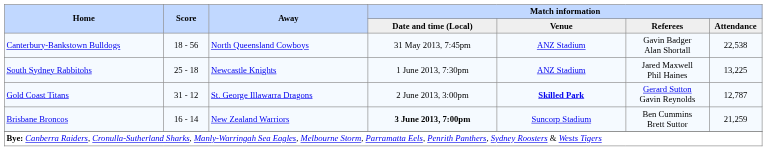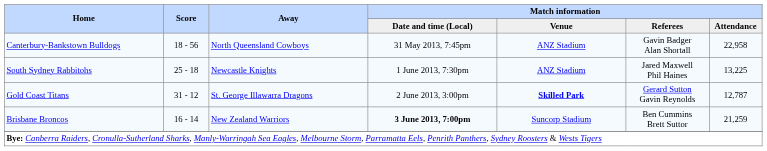(736, 45) 22,538 -> (736, 45) 22,958
